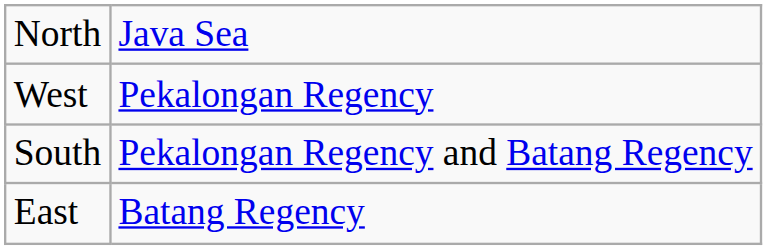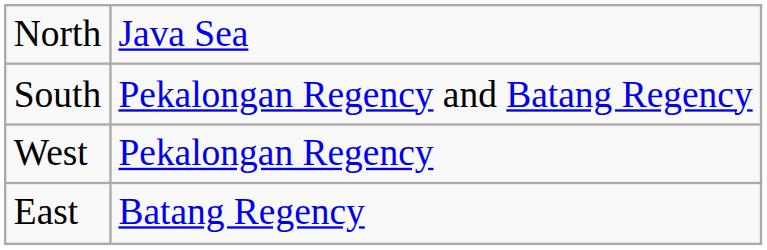rows swapped: (57, 152) <-> (51, 93)
